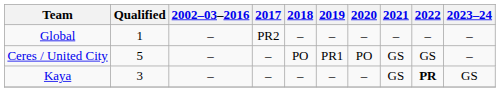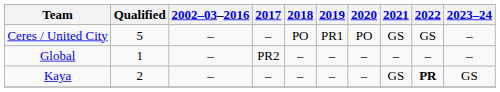rows swapped: (58, 55) <-> (58, 35)
(140, 76) 3 -> (140, 76) 2
